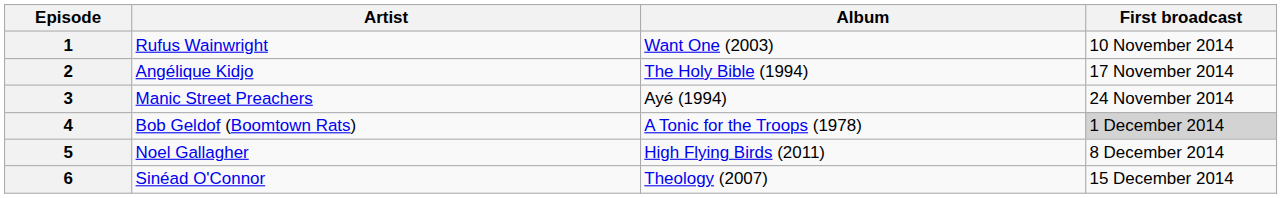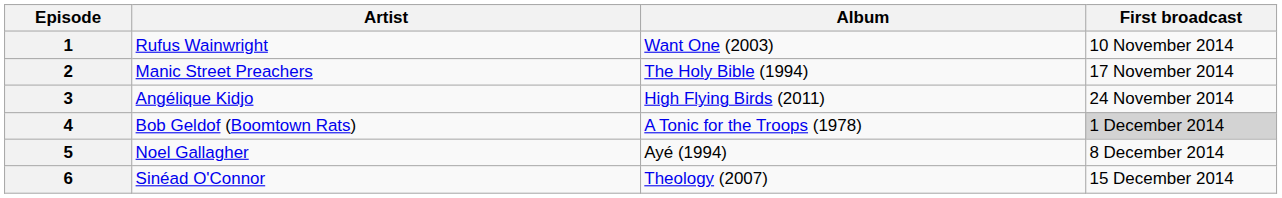(195, 71) Angélique Kidjo -> (224, 71) Manic Street Preachers
(224, 98) Manic Street Preachers -> (195, 98) Angélique Kidjo
(686, 98) Ayé (1994) -> (735, 98) High Flying Birds (2011)
(735, 152) High Flying Birds (2011) -> (686, 152) Ayé (1994)
